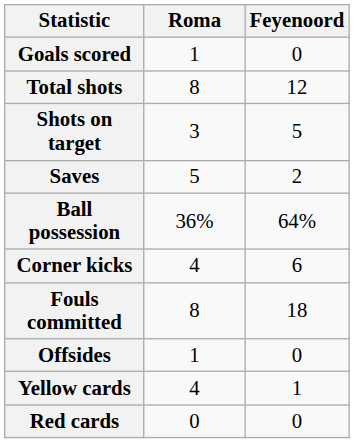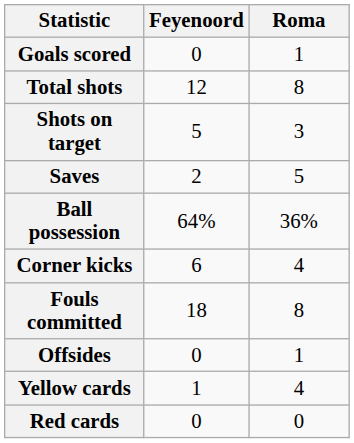columns swapped: (195, 20) <-> (297, 20)
